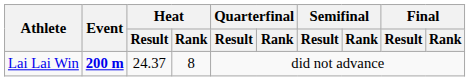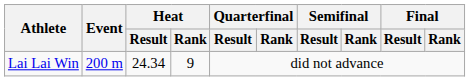(105, 64) bold -> (104, 64) normal
(149, 64) 24.37 -> (149, 64) 24.34
(191, 64) 8 -> (190, 64) 9
